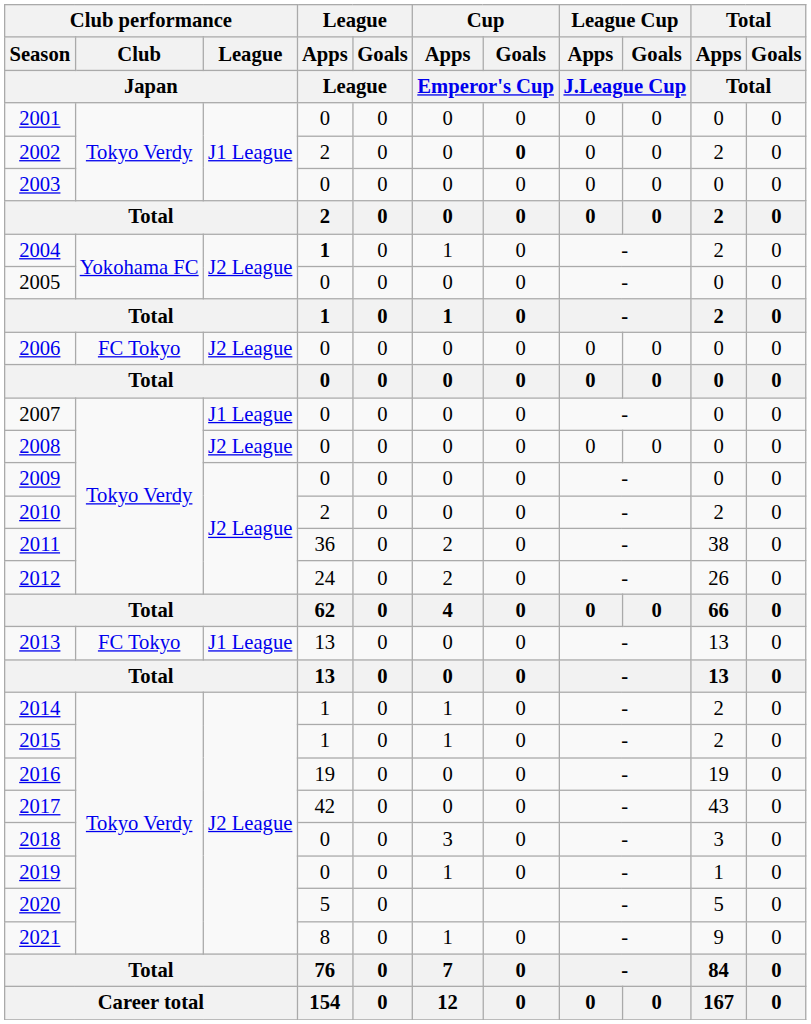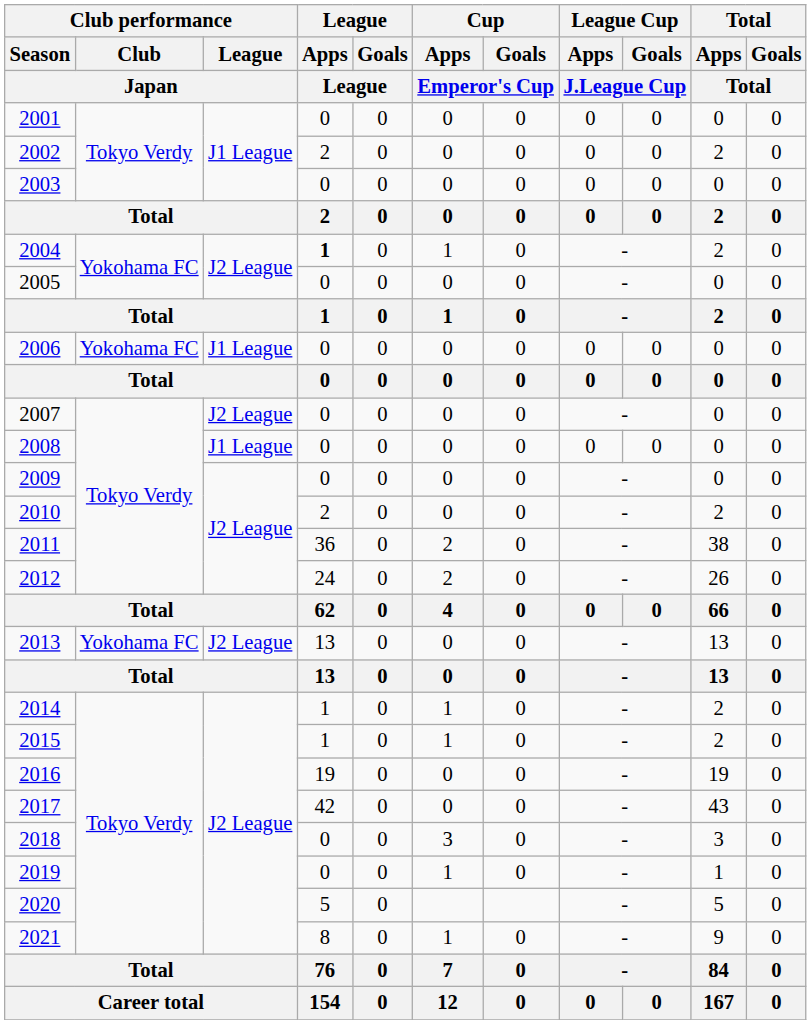(521, 151) bold -> (521, 151) normal
(139, 348) FC Tokyo -> (139, 348) Yokohama FC
(250, 348) J2 League -> (250, 348) J1 League
(250, 413) J1 League -> (250, 413) J2 League
(250, 446) J2 League -> (250, 446) J1 League
(139, 642) FC Tokyo -> (139, 642) Yokohama FC
(250, 642) J1 League -> (250, 642) J2 League
